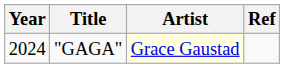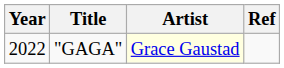(27, 48) 2024 -> (27, 48) 2022
